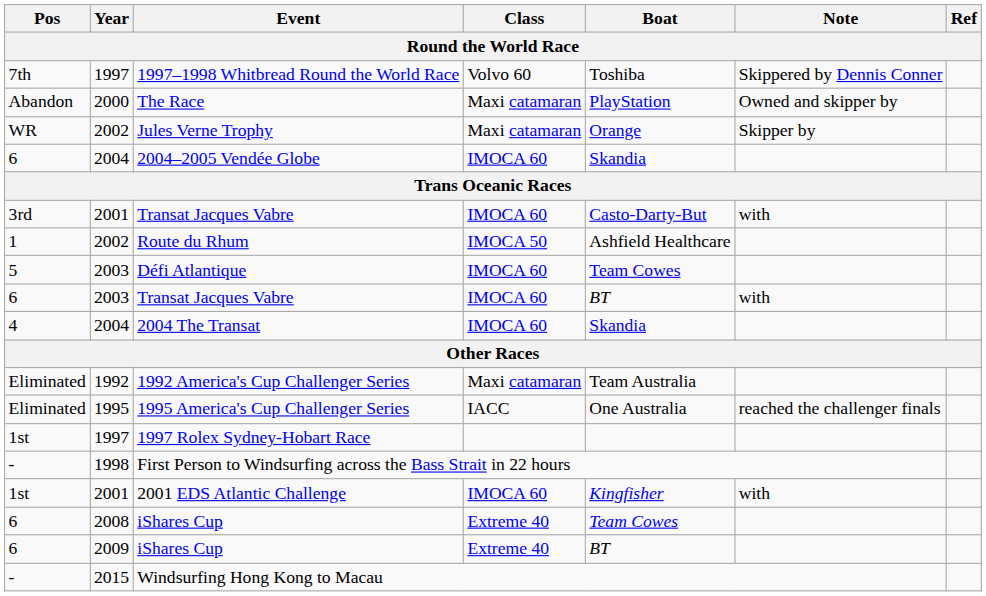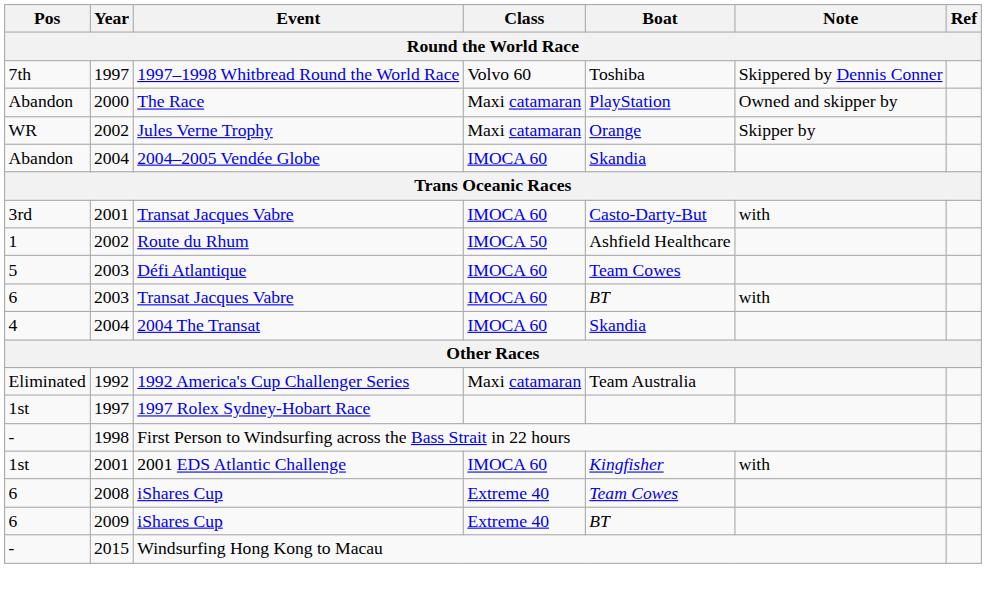(13, 158) 6 -> (41, 158) Abandon
- row: (112, 409)
